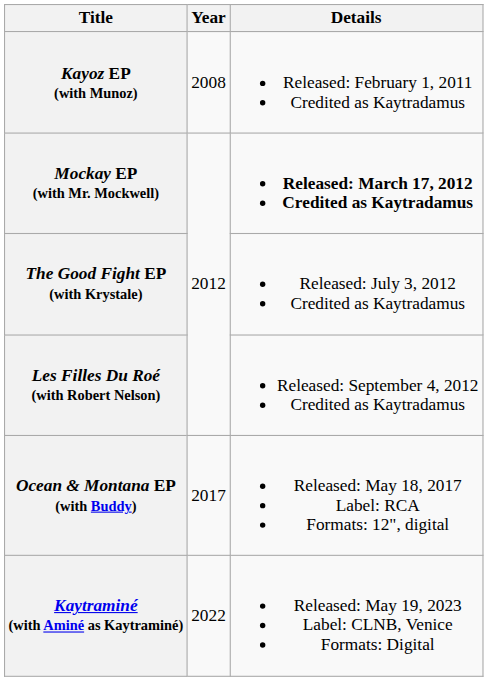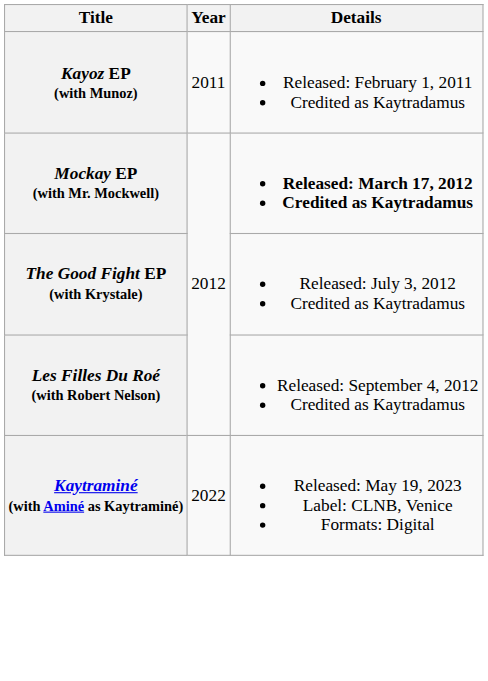(209, 82) 2008 -> (209, 82) 2011
- row: (96, 495)
